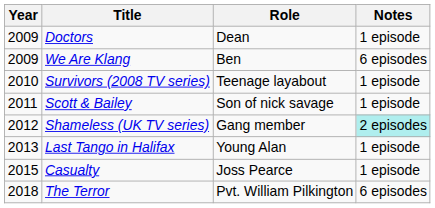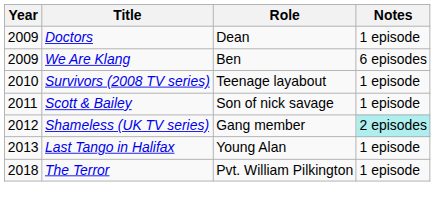- row: (72, 170)
(393, 192) 6 episodes -> (390, 170) 1 episode
